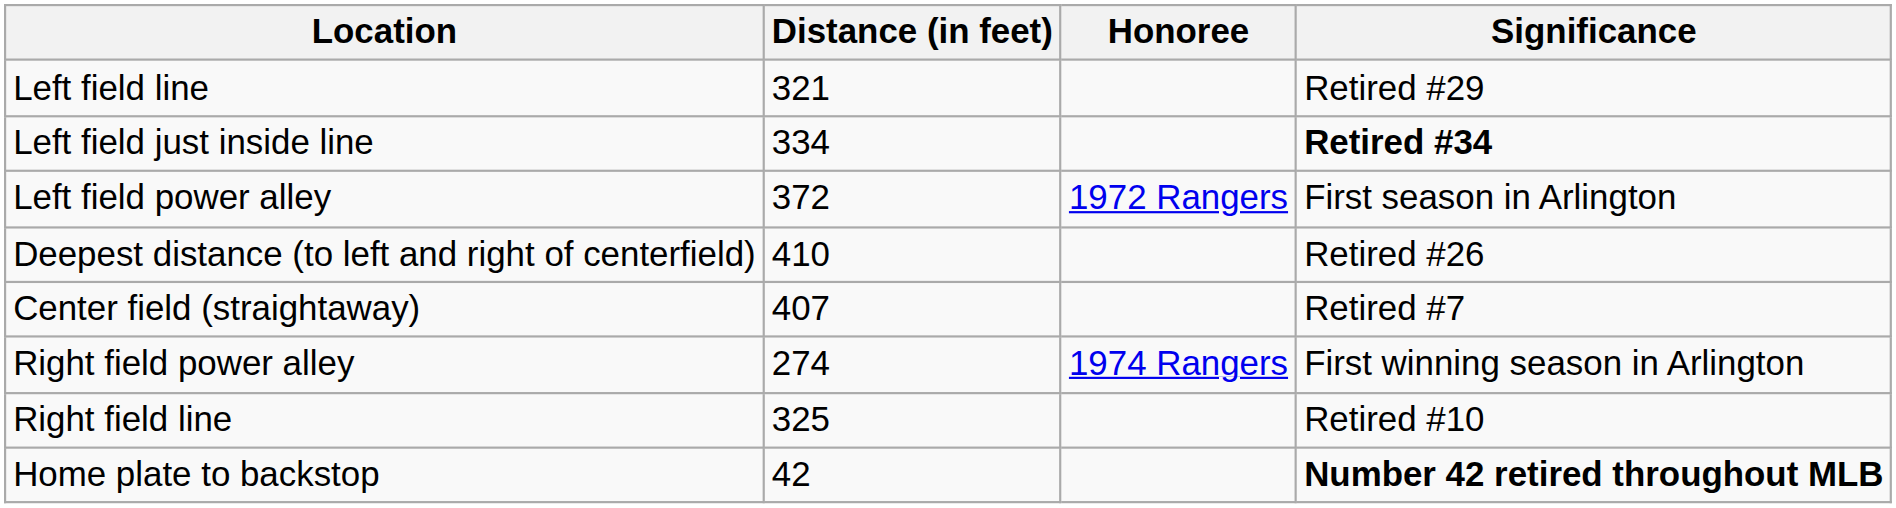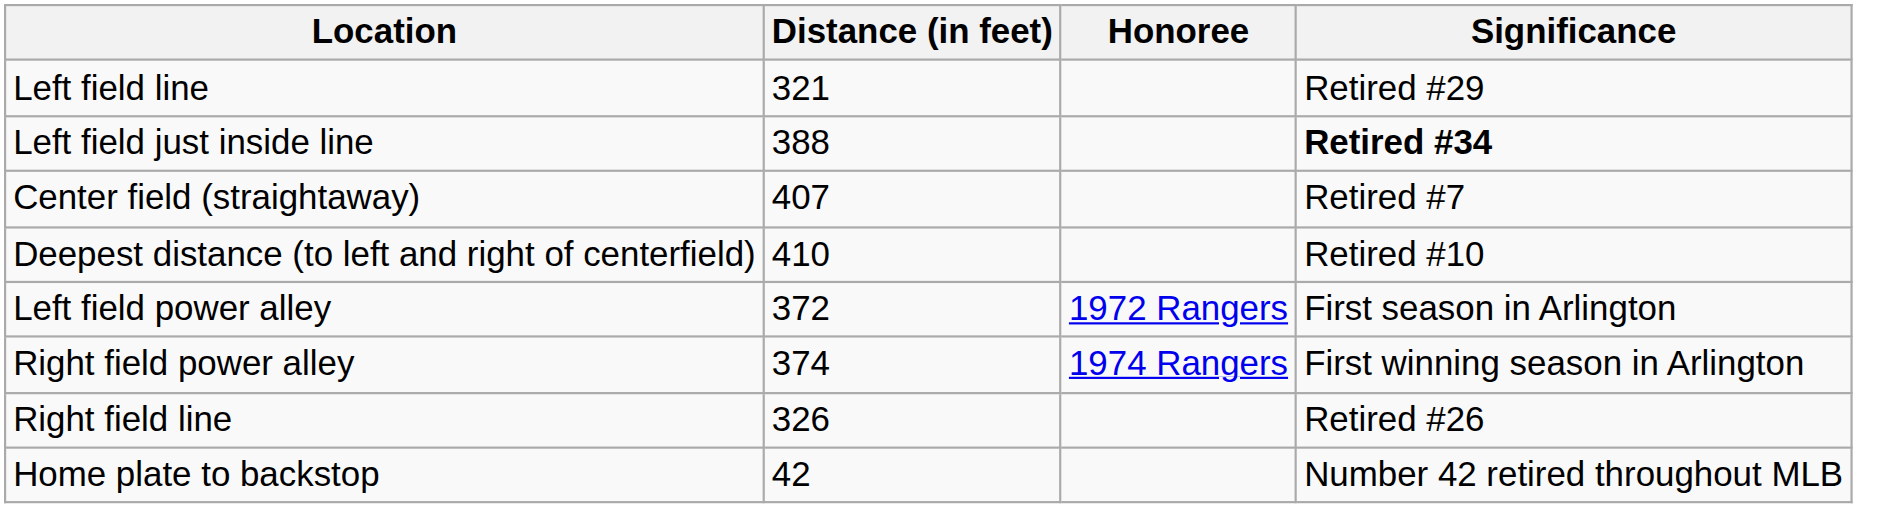(801, 142) 334 -> (801, 142) 388
rows swapped: (172, 198) <-> (217, 308)
(1394, 253) Retired #26 -> (1394, 253) Retired #10
(801, 364) 274 -> (801, 364) 374
(801, 419) 325 -> (801, 419) 326
(1394, 419) Retired #10 -> (1394, 419) Retired #26
(1594, 474) bold -> (1574, 474) normal
